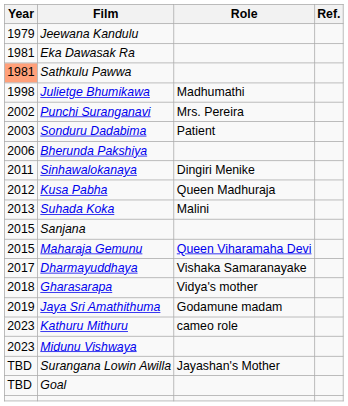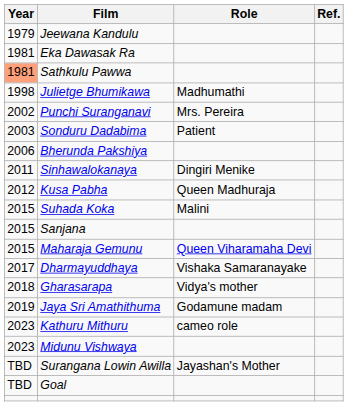(21, 209) 2013 -> (21, 209) 2015
